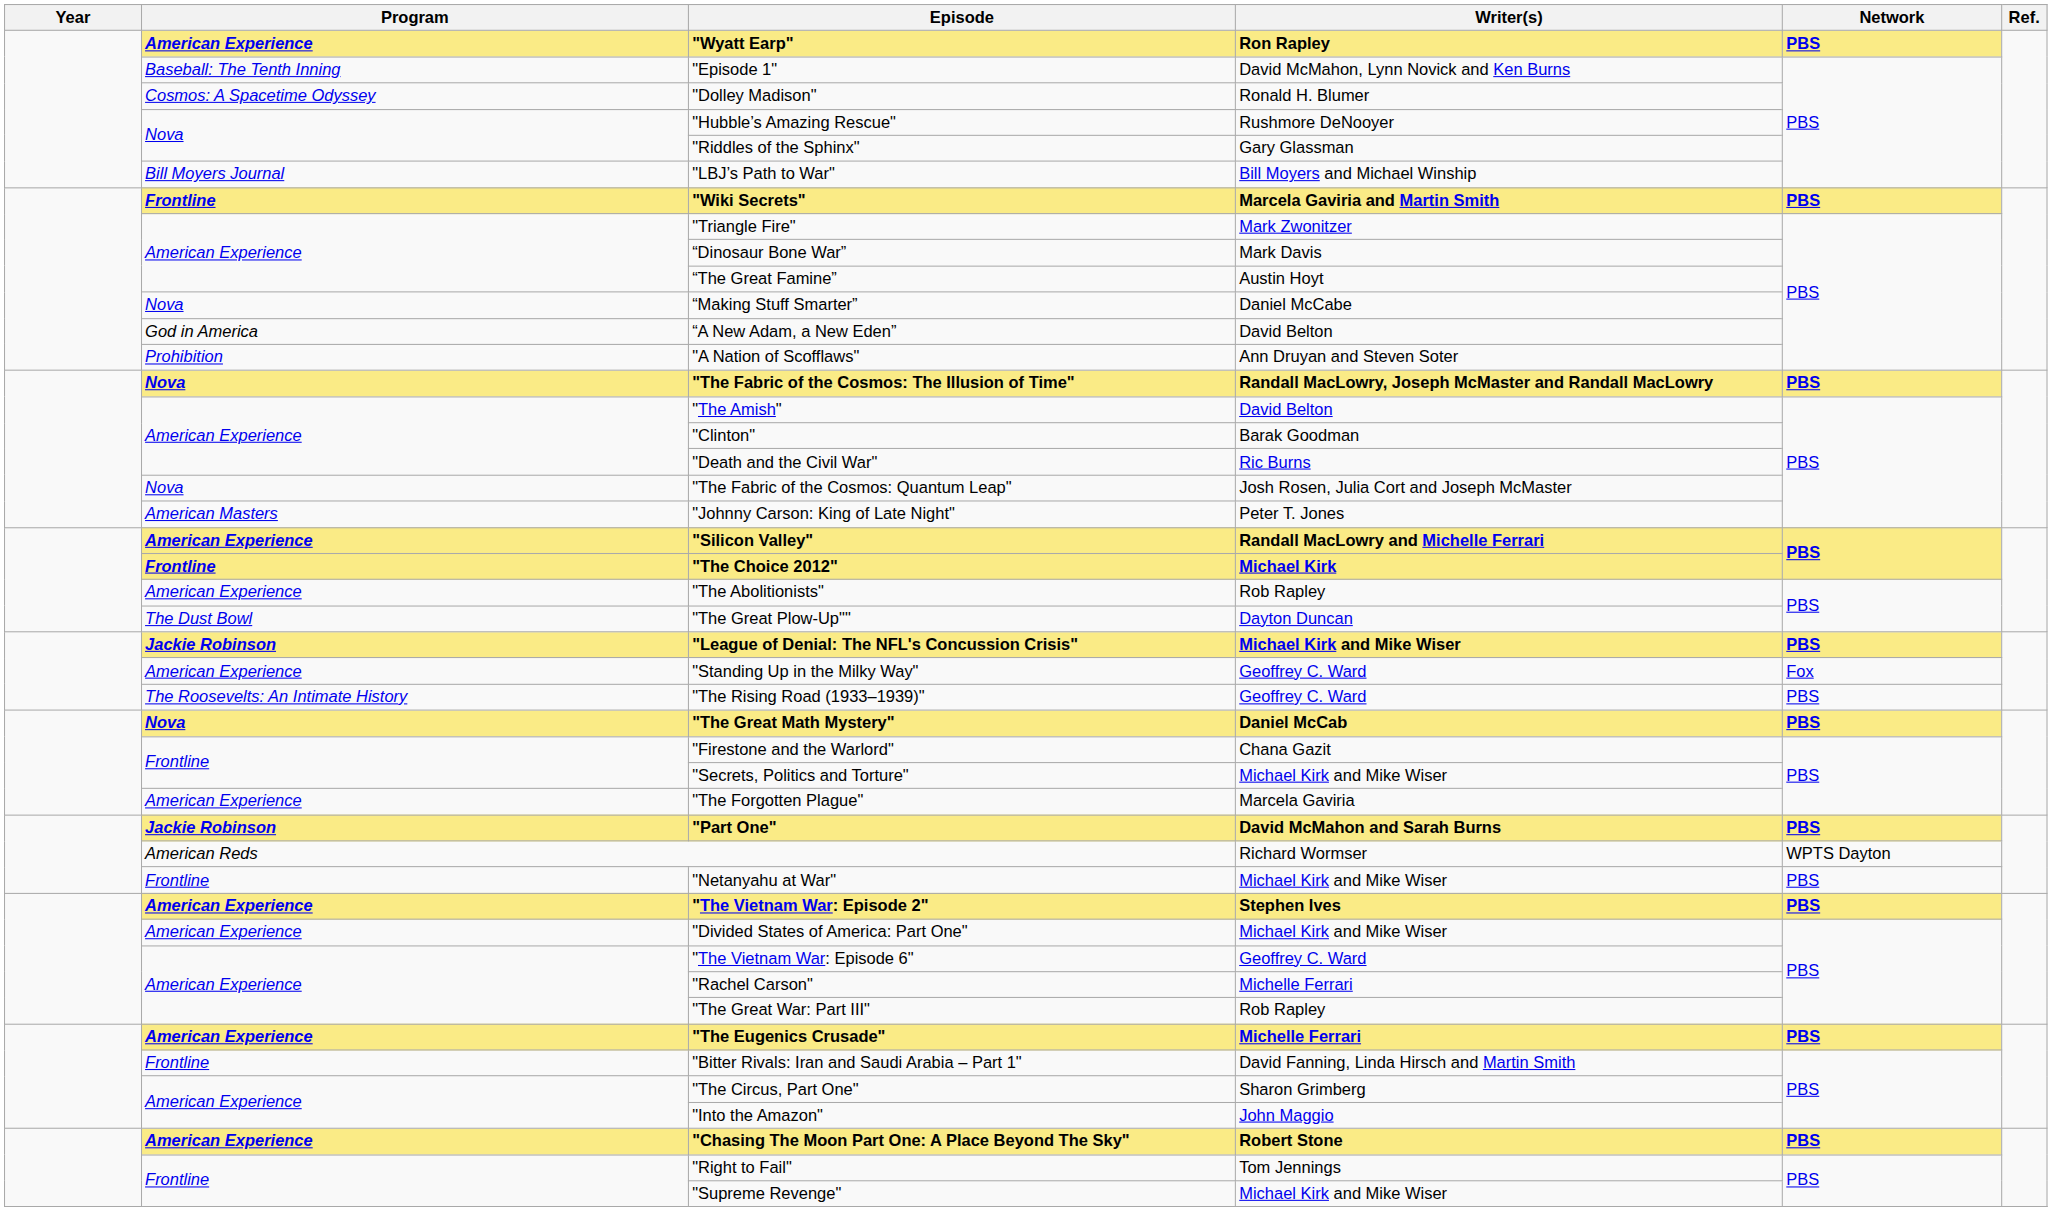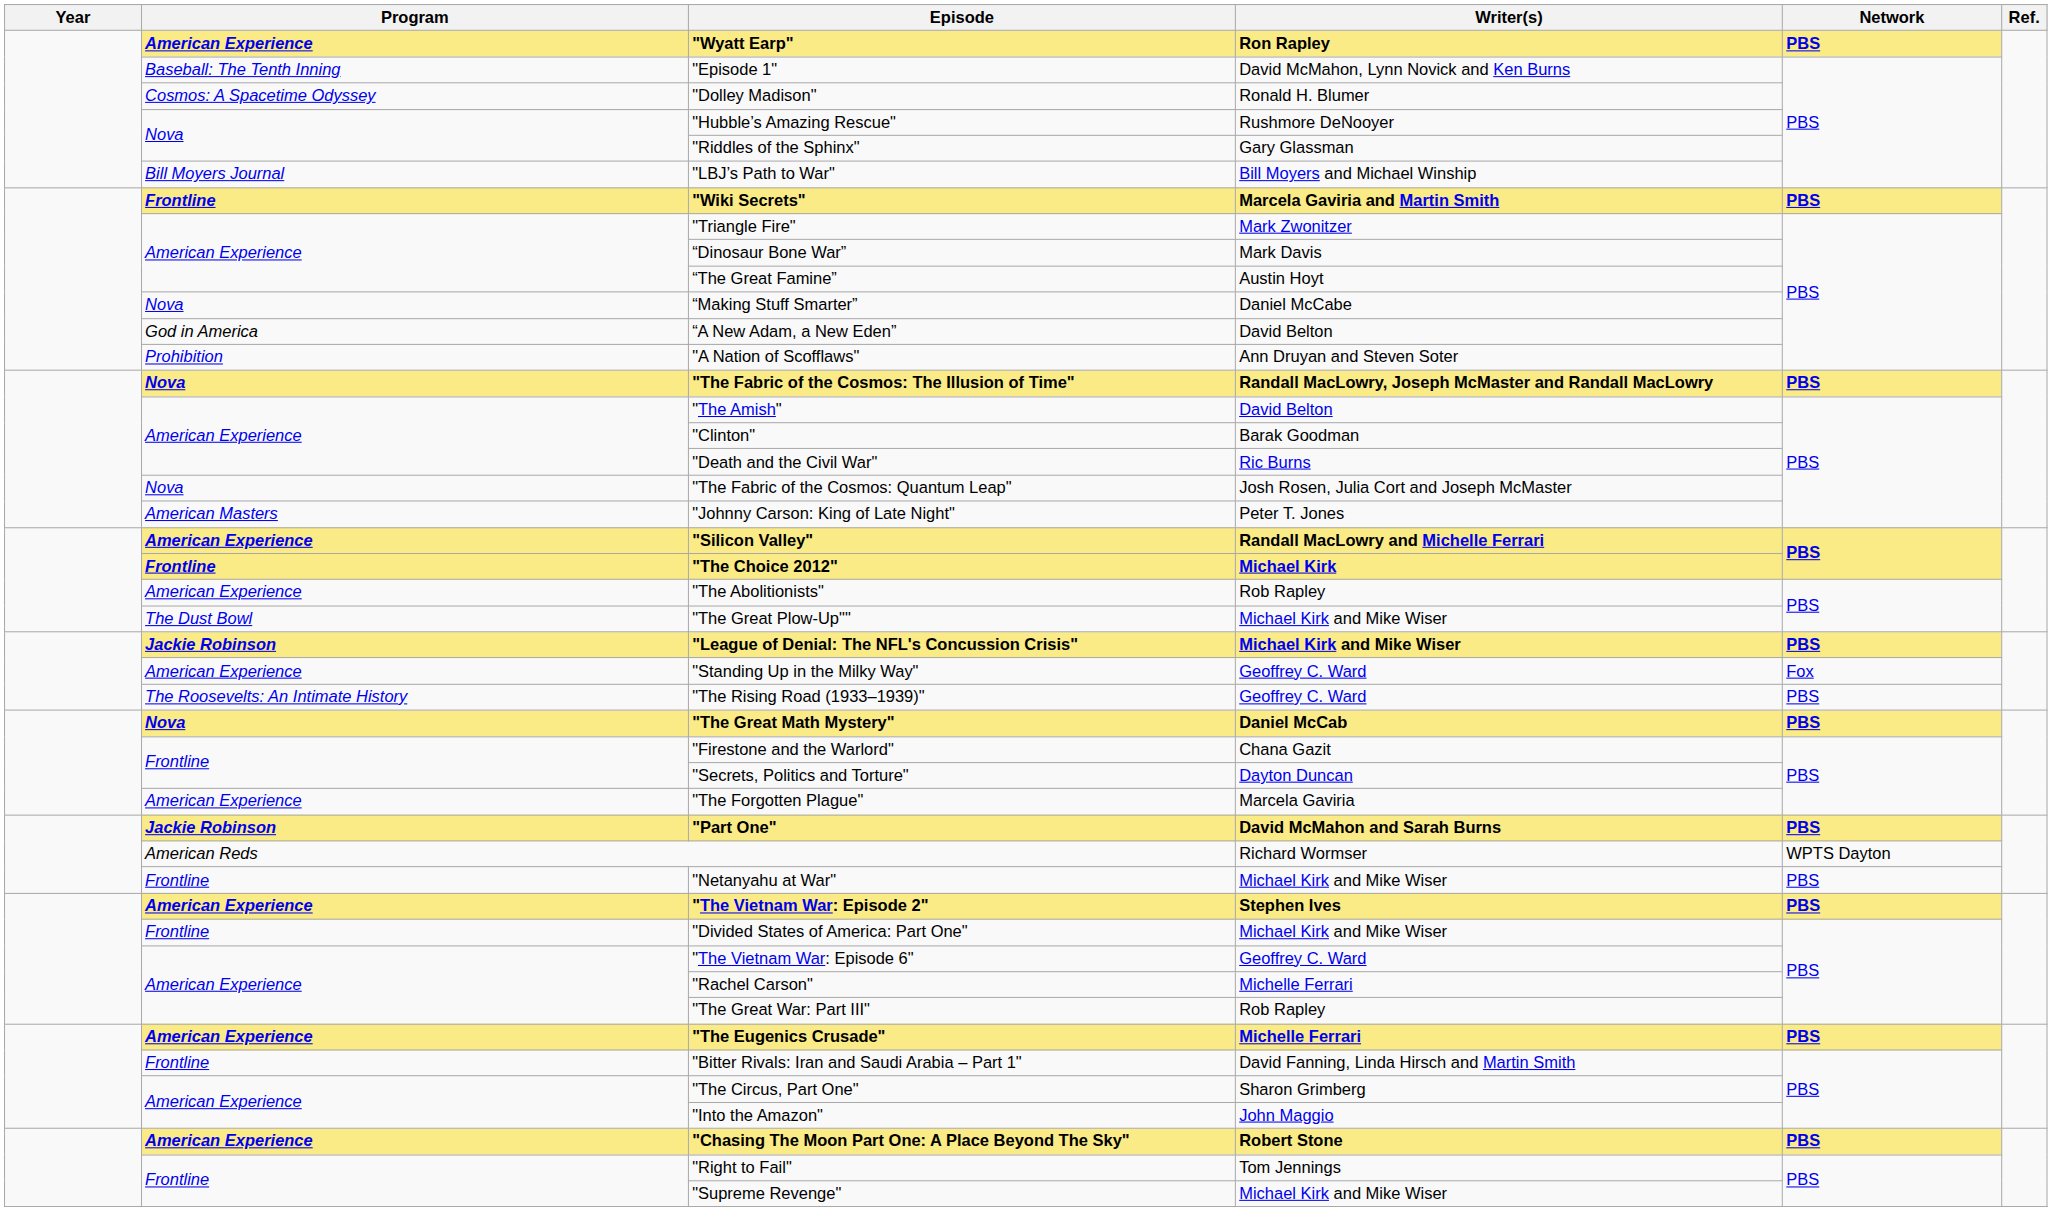(1296, 618) Dayton Duncan -> (1343, 618) Michael Kirk and Mike Wiser
(1343, 775) Michael Kirk and Mike Wiser -> (1296, 775) Dayton Duncan
(223, 932) American Experience -> (177, 932) Frontline
